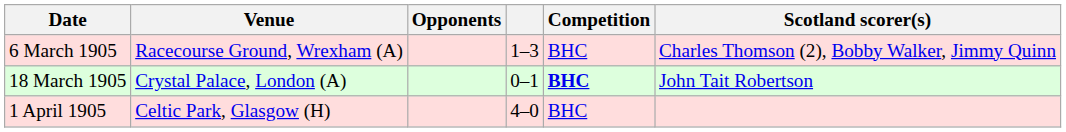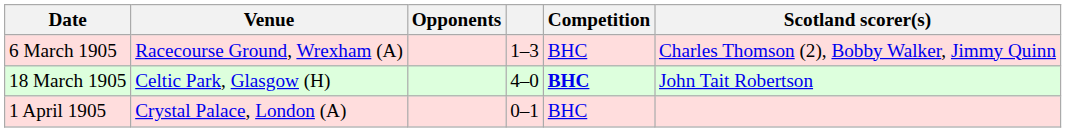(241, 80) Crystal Palace, London (A) -> (233, 80) Celtic Park, Glasgow (H)
(525, 80) 0–1 -> (525, 80) 4–0
(233, 111) Celtic Park, Glasgow (H) -> (241, 111) Crystal Palace, London (A)
(525, 111) 4–0 -> (525, 111) 0–1
